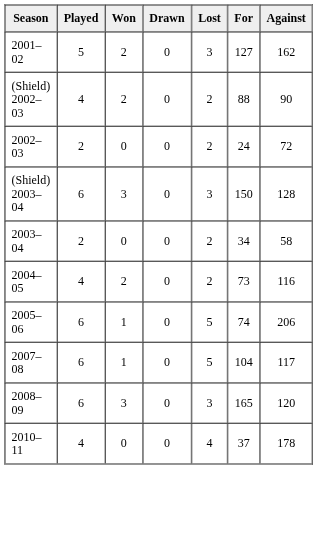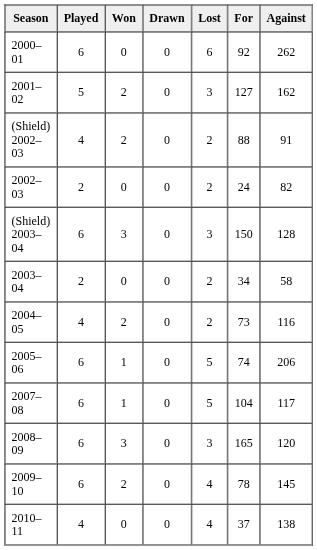+ row: (26, 52)
(286, 99) 90 -> (286, 139) 91
(286, 146) 72 -> (286, 187) 82
+ row: (26, 484)
(286, 443) 178 -> (286, 524) 138
